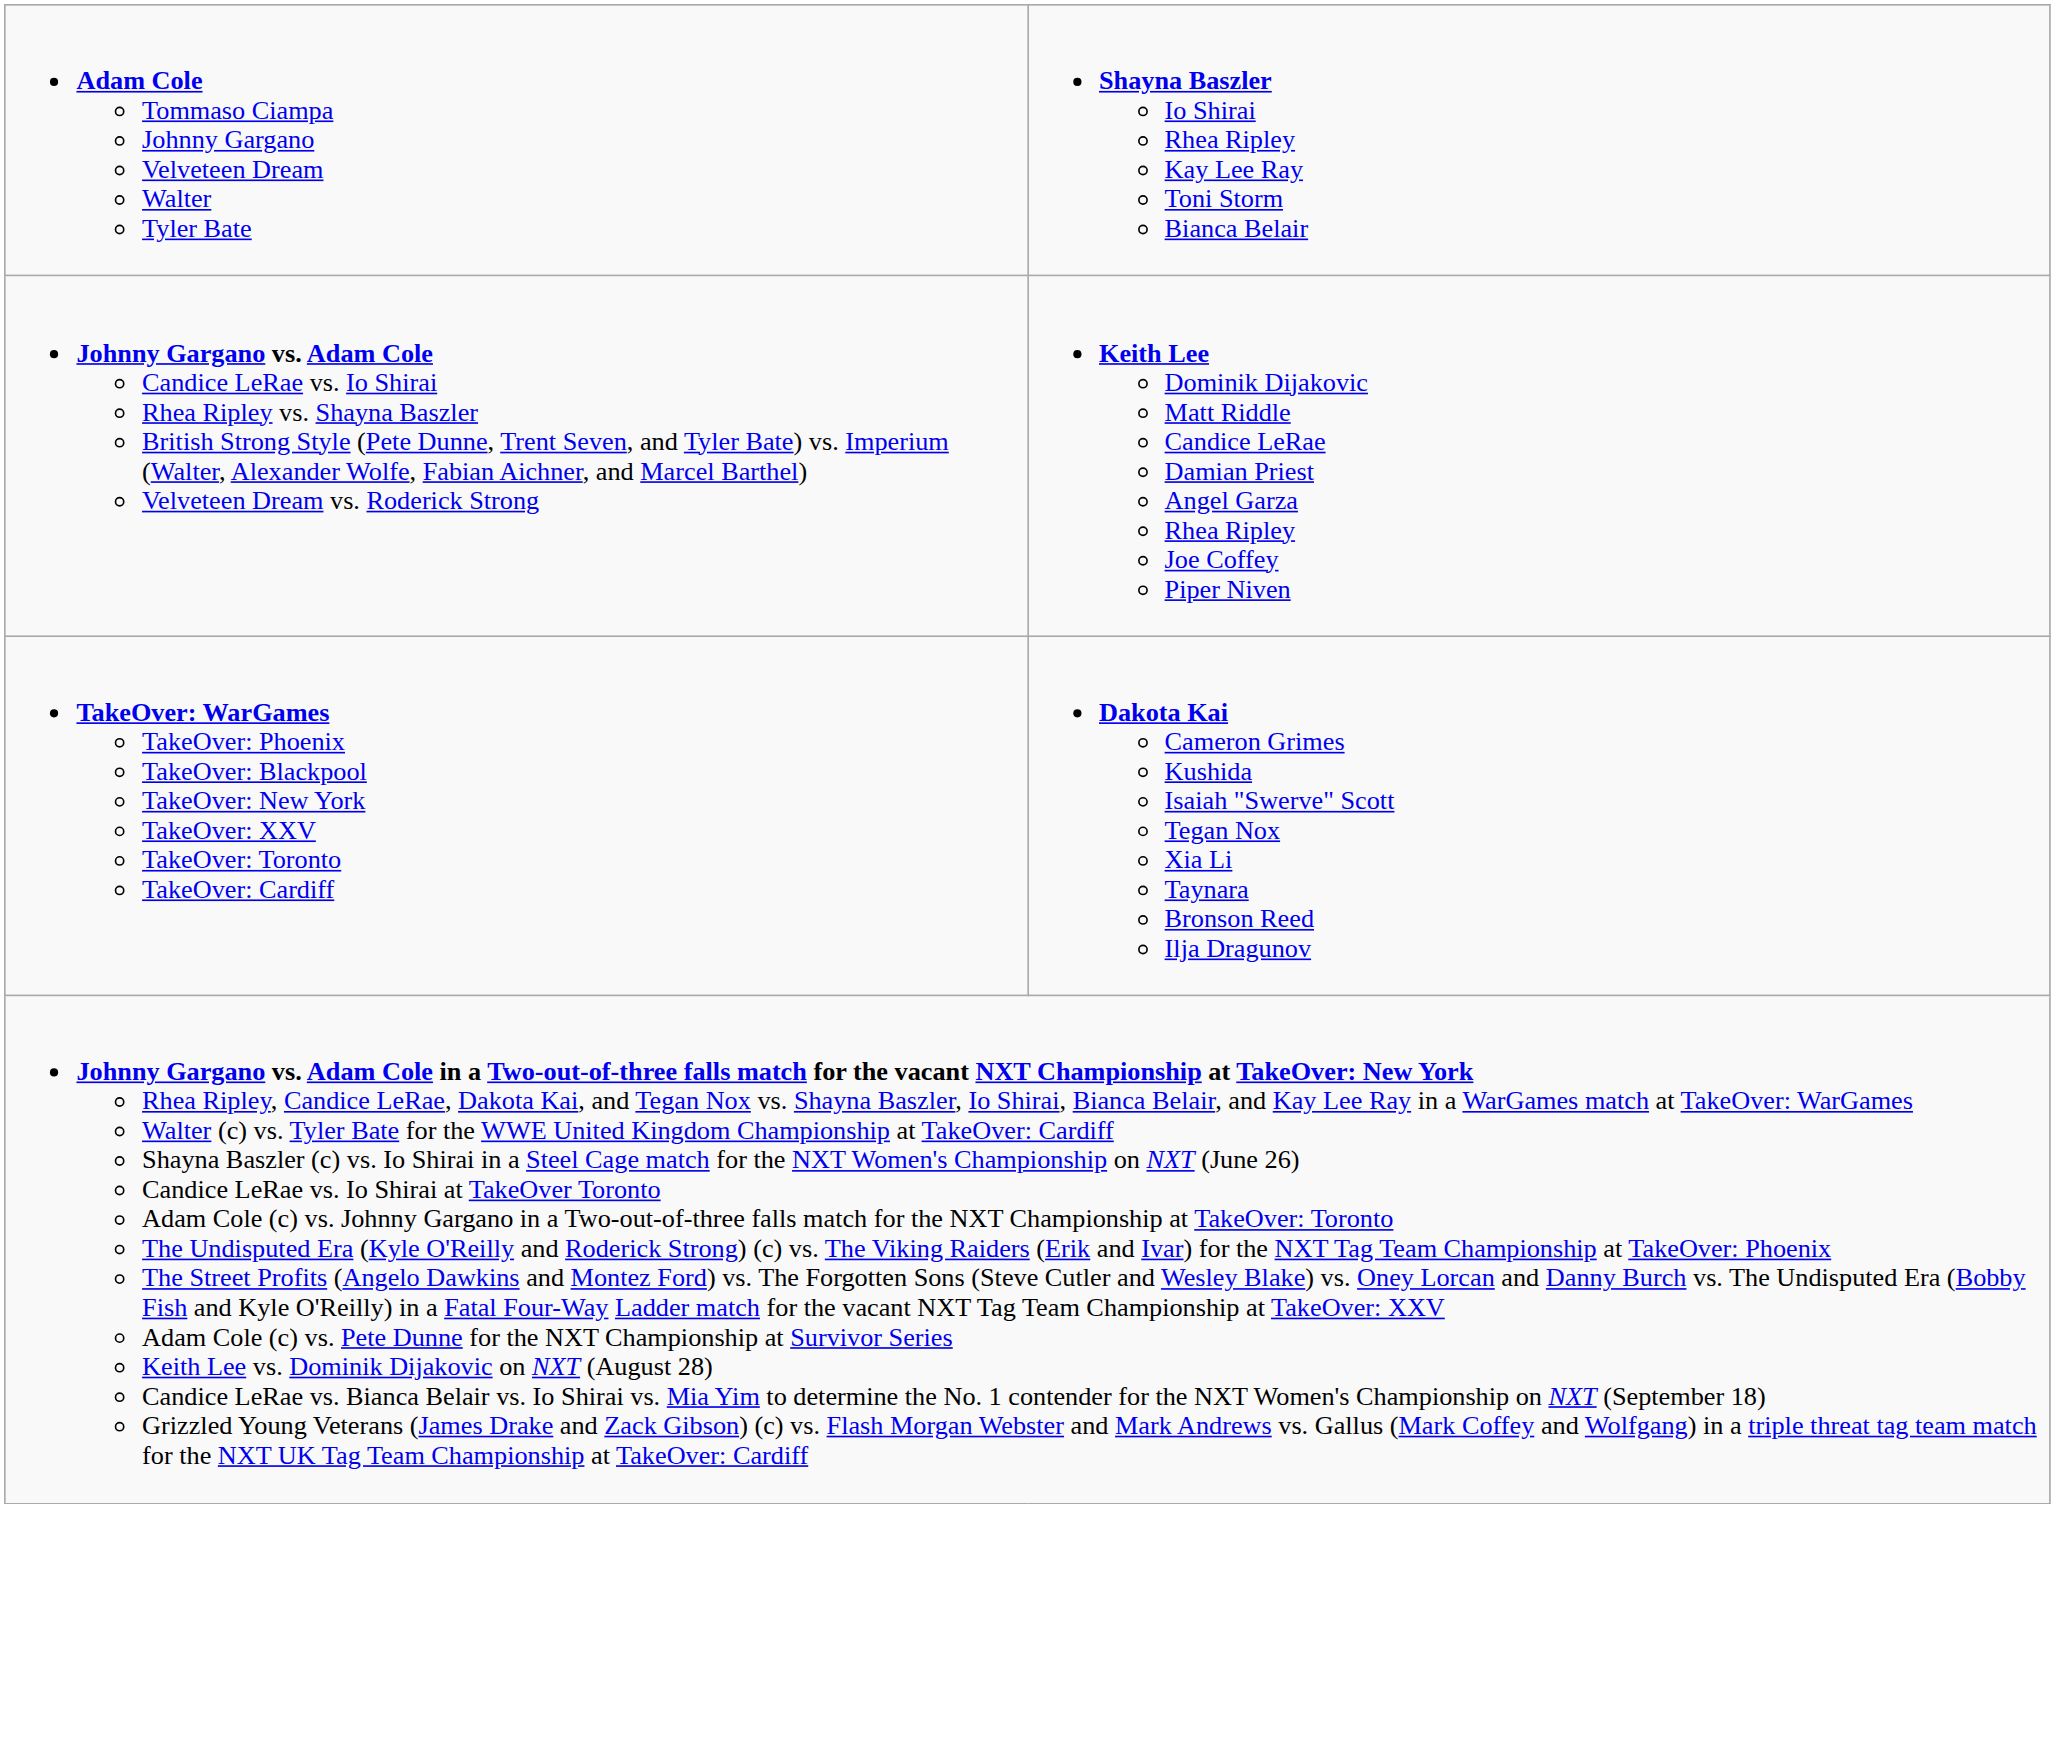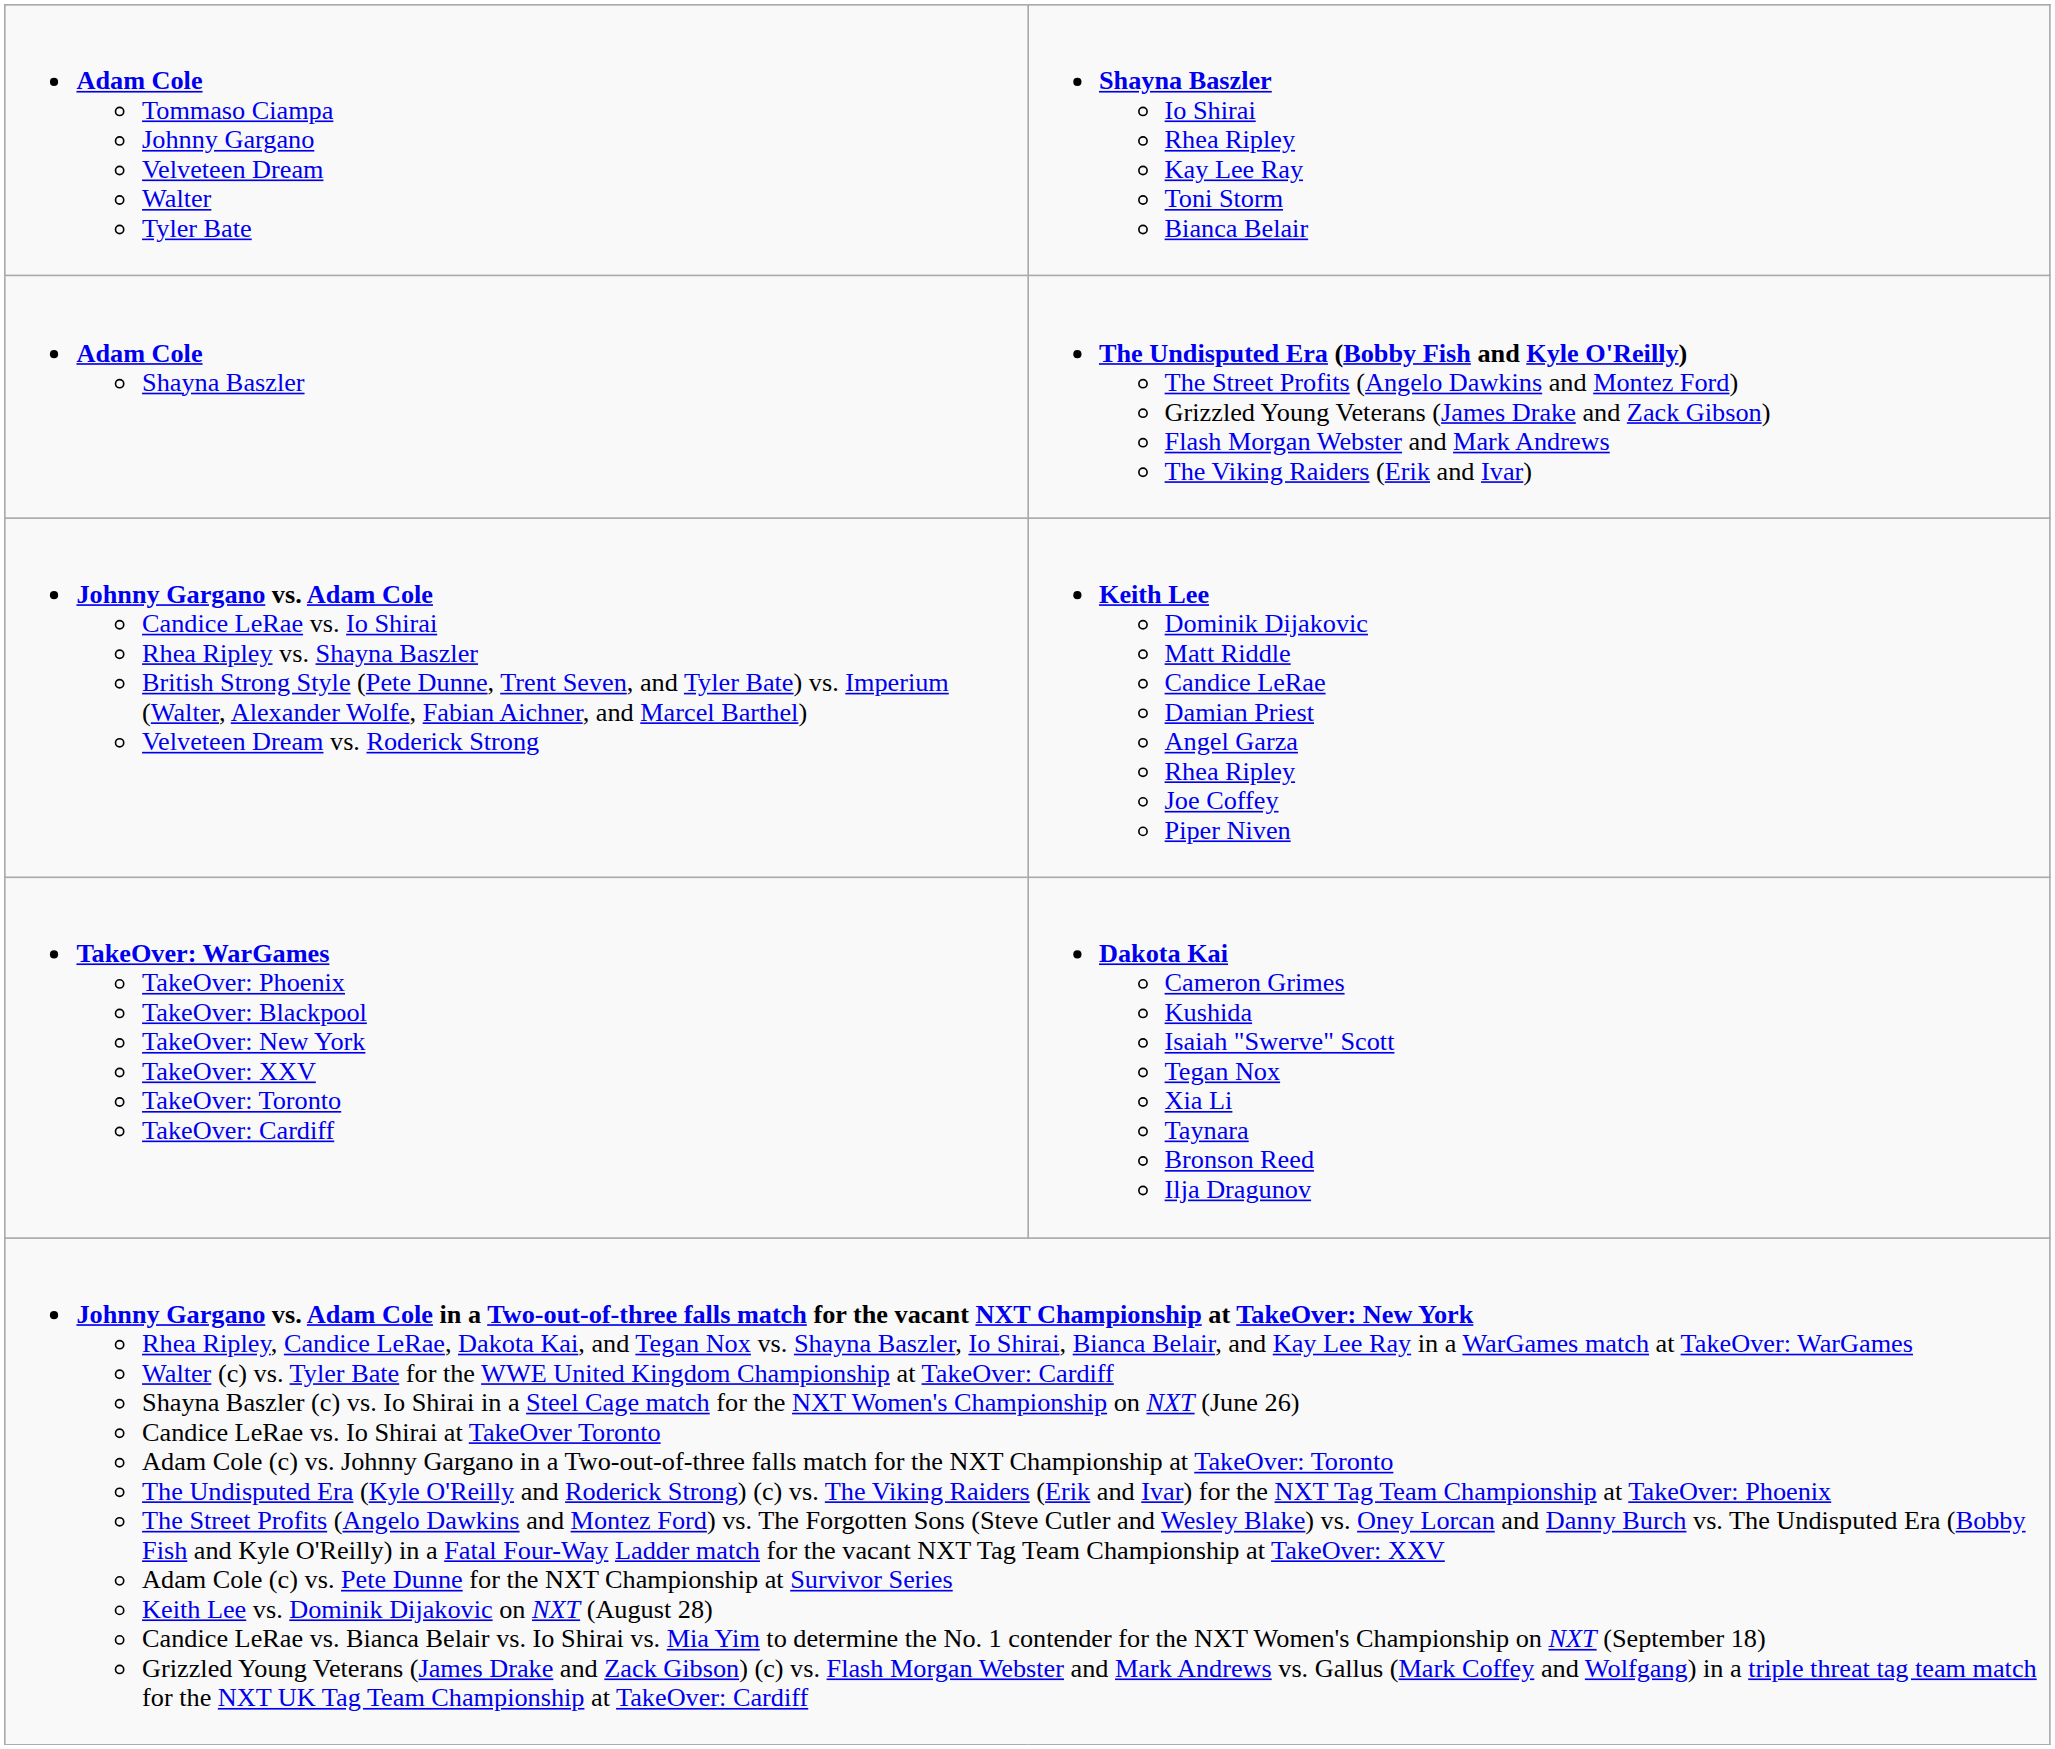+ row: (516, 367)
